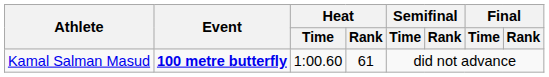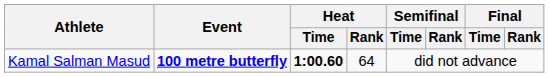(318, 61) normal -> (318, 61) bold
(366, 61) 61 -> (367, 61) 64
